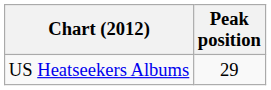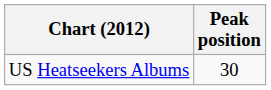(229, 69) 29 -> (229, 69) 30
